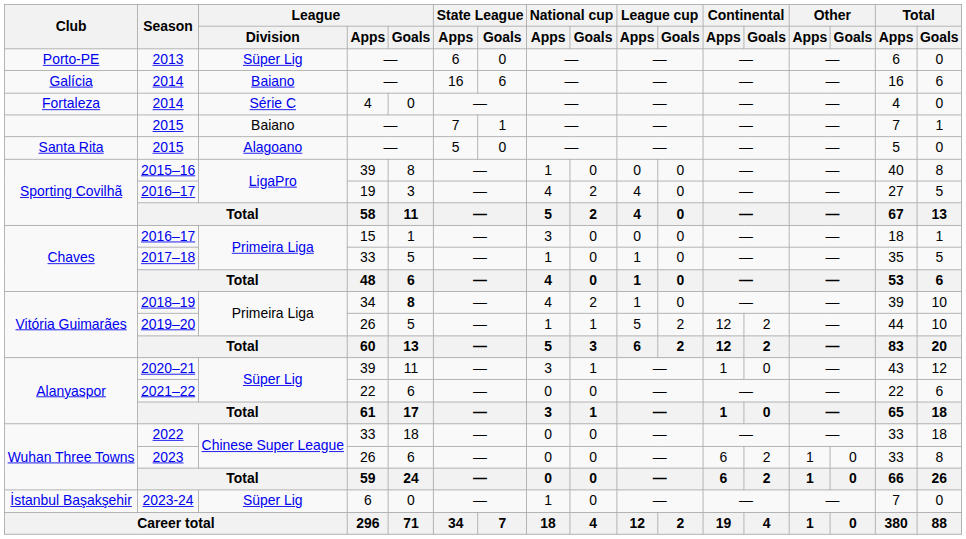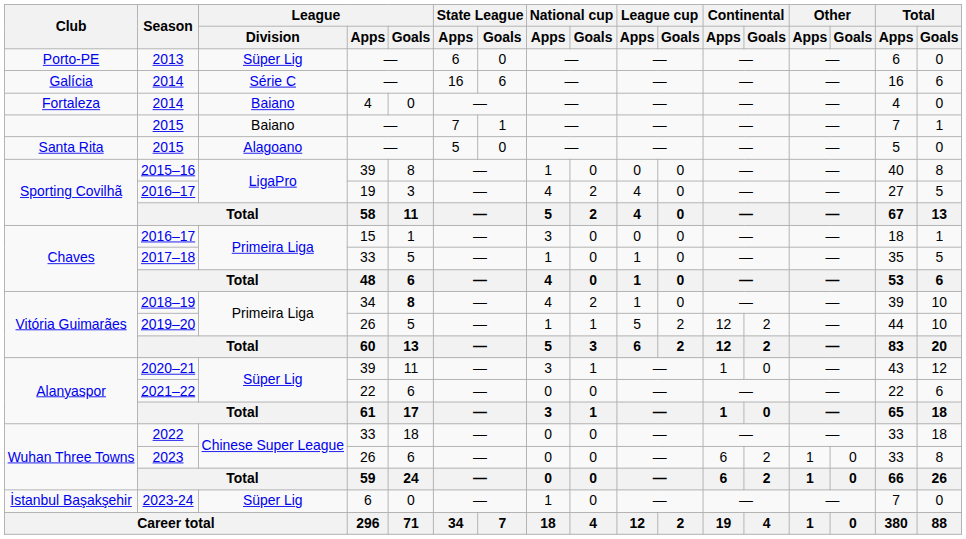(273, 81) Baiano -> (273, 81) Série C
(273, 103) Série C -> (273, 103) Baiano
